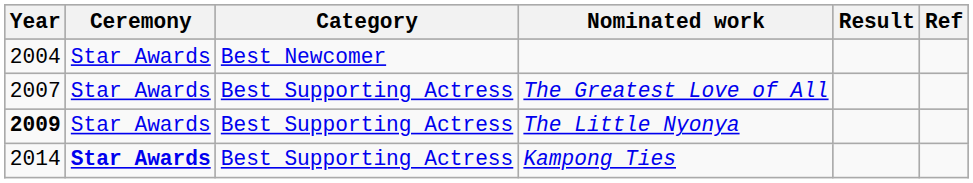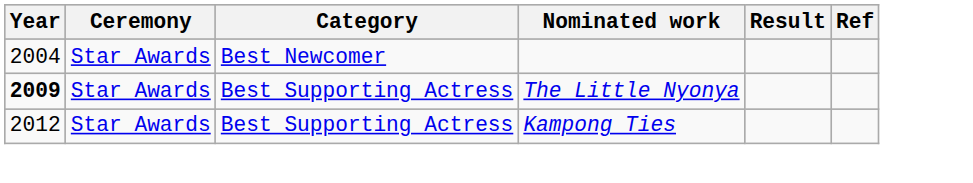- row: (676, 91)
(35, 160) 2014 -> (35, 126) 2012
(141, 160) bold -> (141, 126) normal
